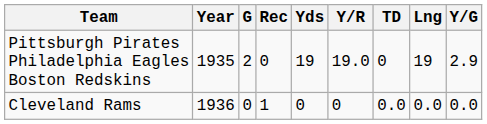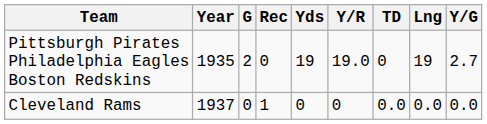(464, 62) 2.9 -> (464, 62) 2.7
(216, 106) 1936 -> (216, 106) 1937
